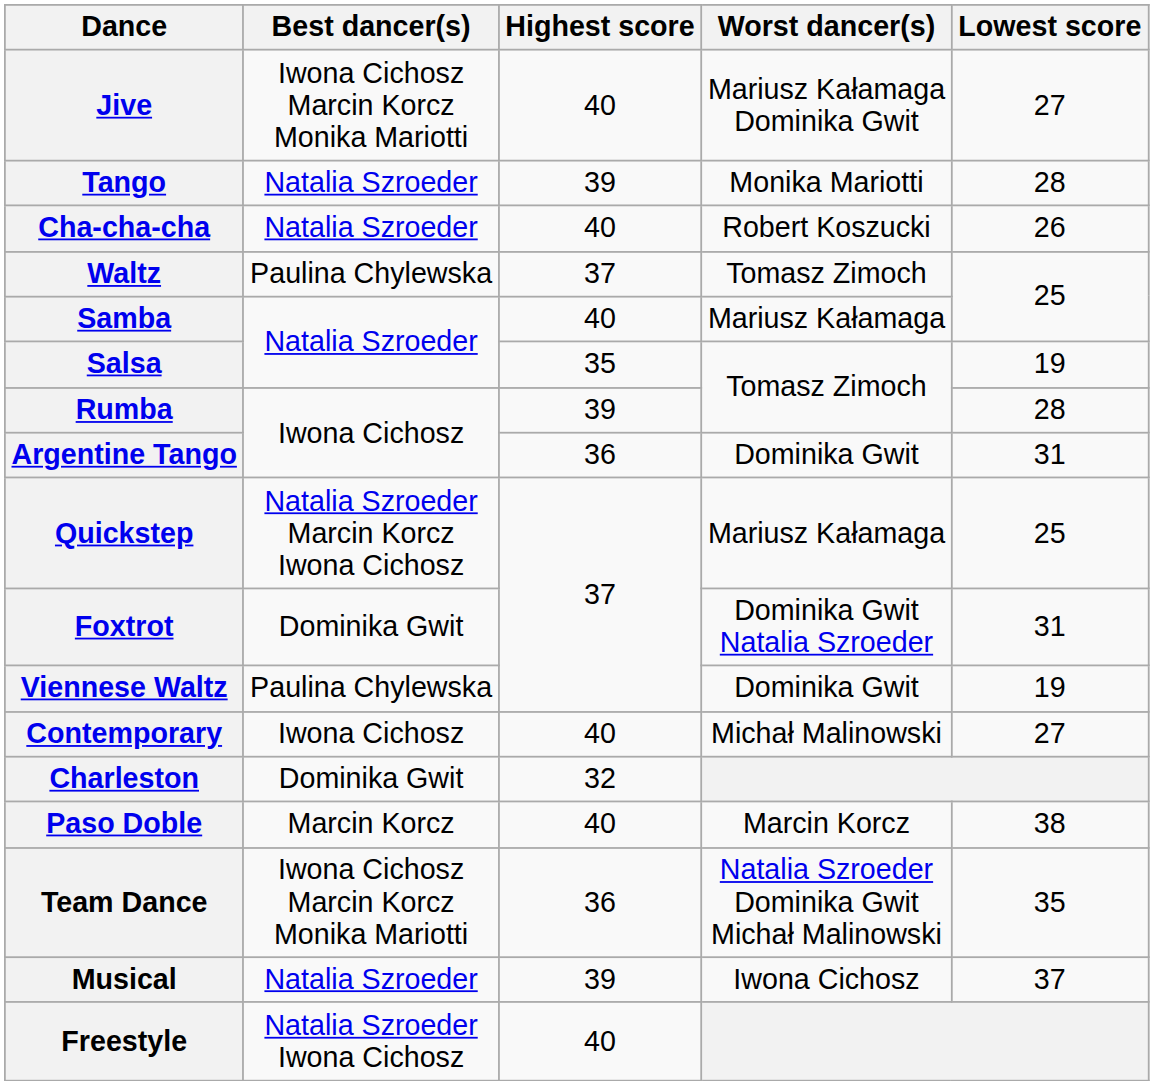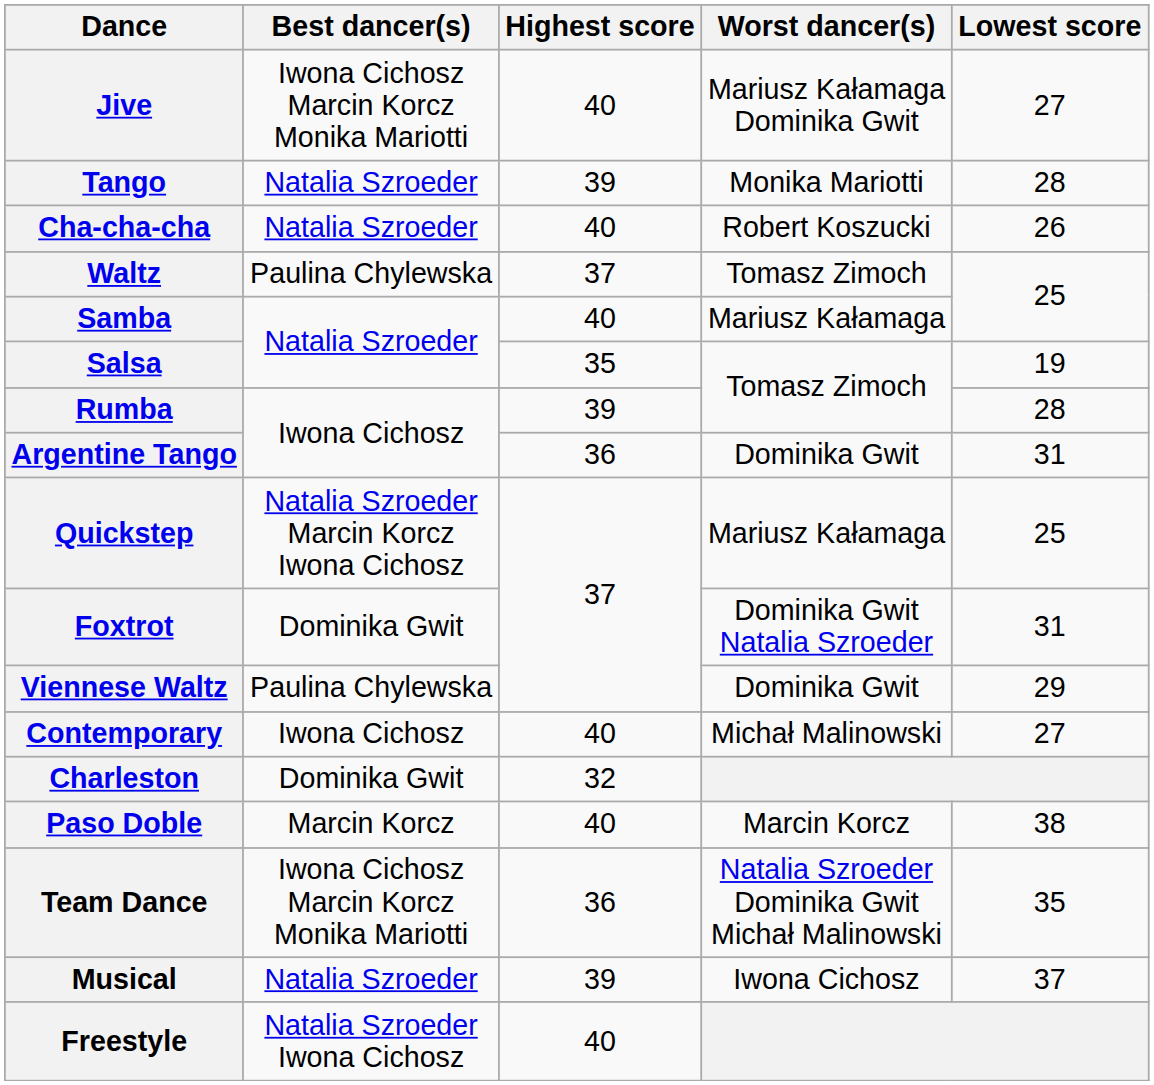(1050, 687) 19 -> (1050, 687) 29
